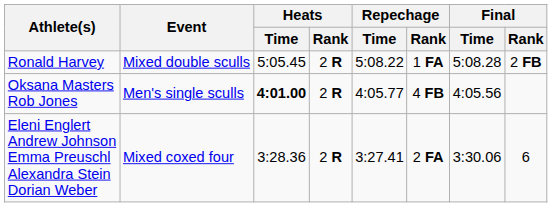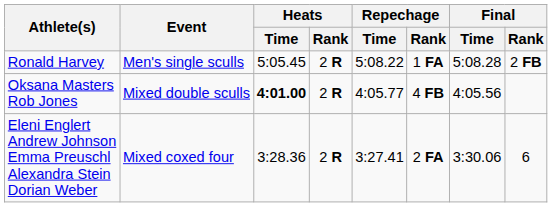(187, 62) Mixed double sculls -> (183, 62) Men's single sculls
(183, 93) Men's single sculls -> (187, 93) Mixed double sculls
